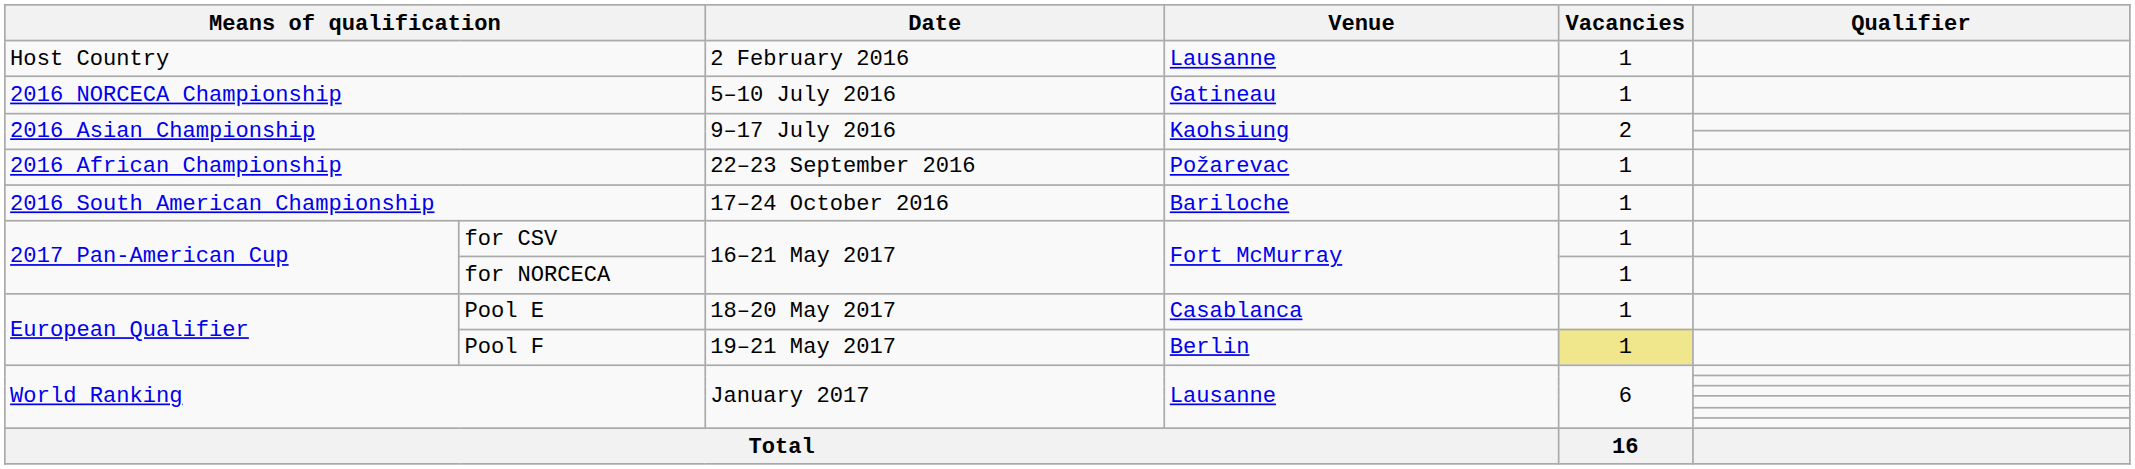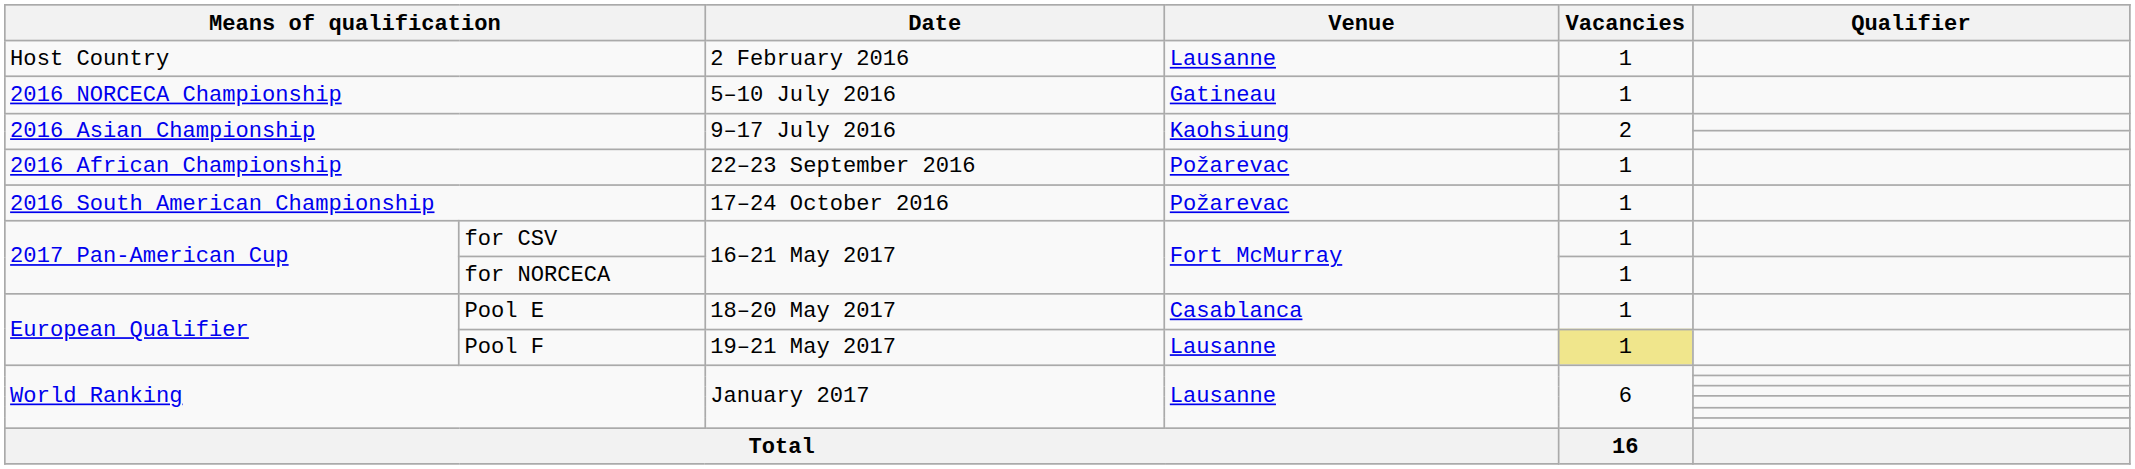(1230, 203) Bariloche -> (1230, 203) Požarevac
(1210, 347) Berlin -> (1223, 347) Lausanne
